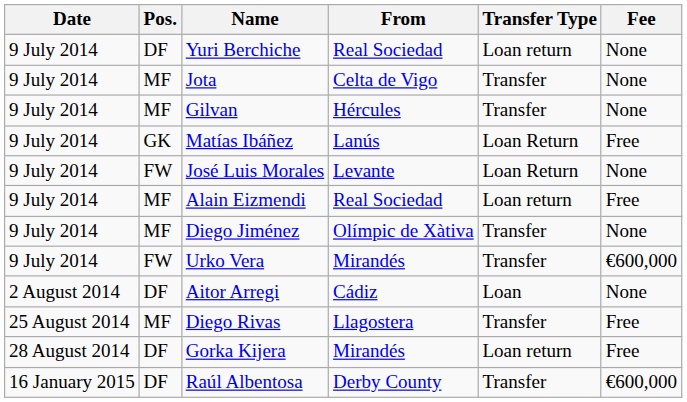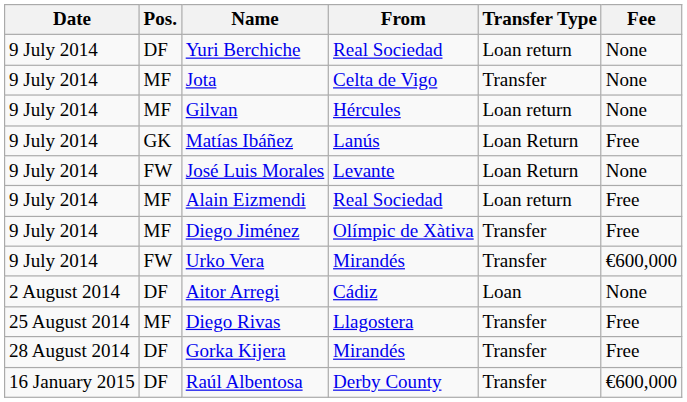(514, 110) Transfer -> (527, 110) Loan return
(626, 230) None -> (623, 230) Free
(527, 351) Loan return -> (514, 351) Transfer
